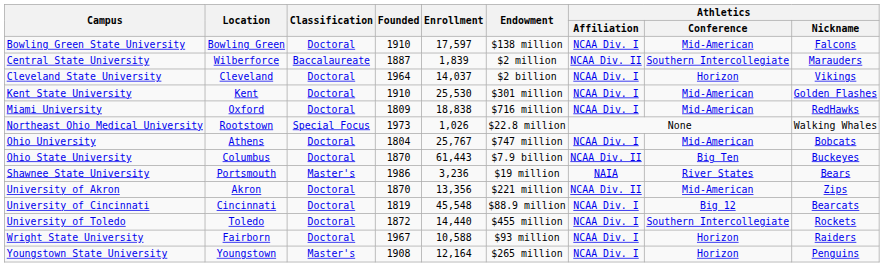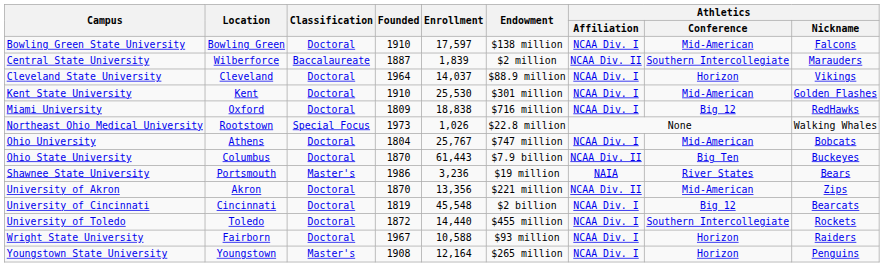(527, 77) $2 billion -> (527, 77) $88.9 million
(718, 109) Mid-American -> (718, 109) Big 12
(527, 206) $88.9 million -> (527, 206) $2 billion
